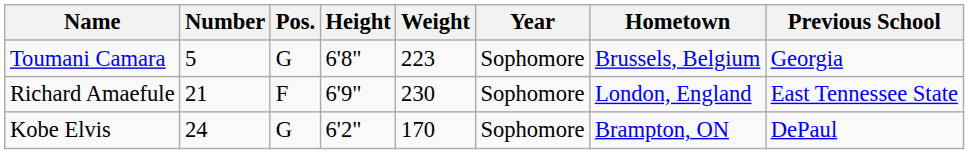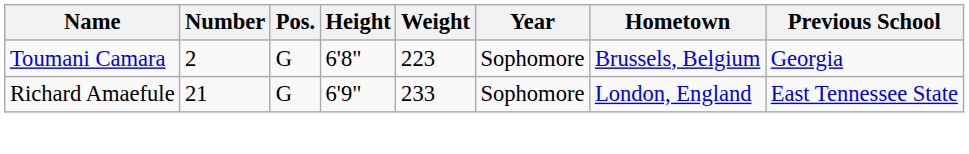(191, 58) 5 -> (191, 58) 2
(282, 93) F -> (284, 93) G
(418, 93) 230 -> (418, 93) 233
- row: (60, 129)
